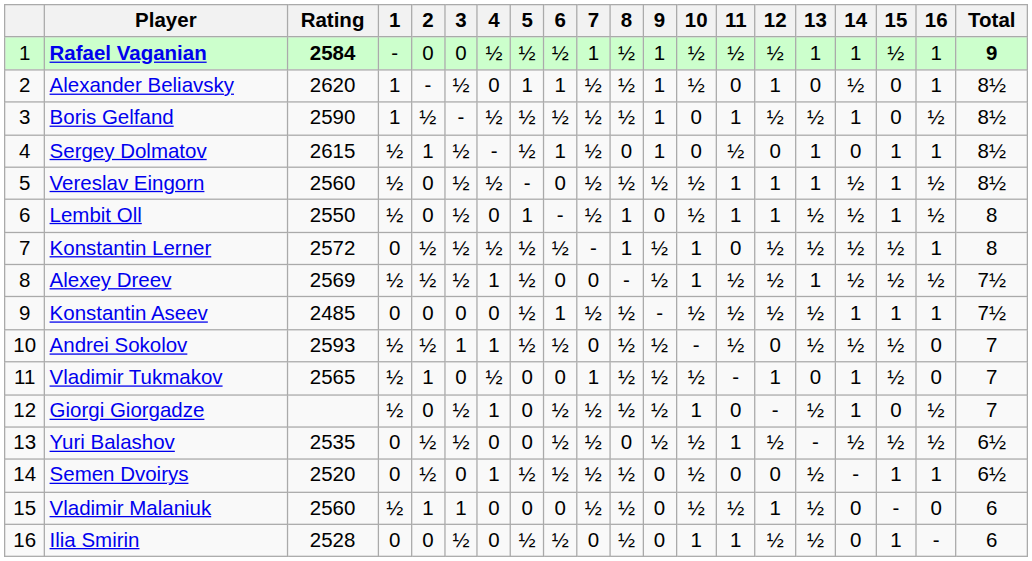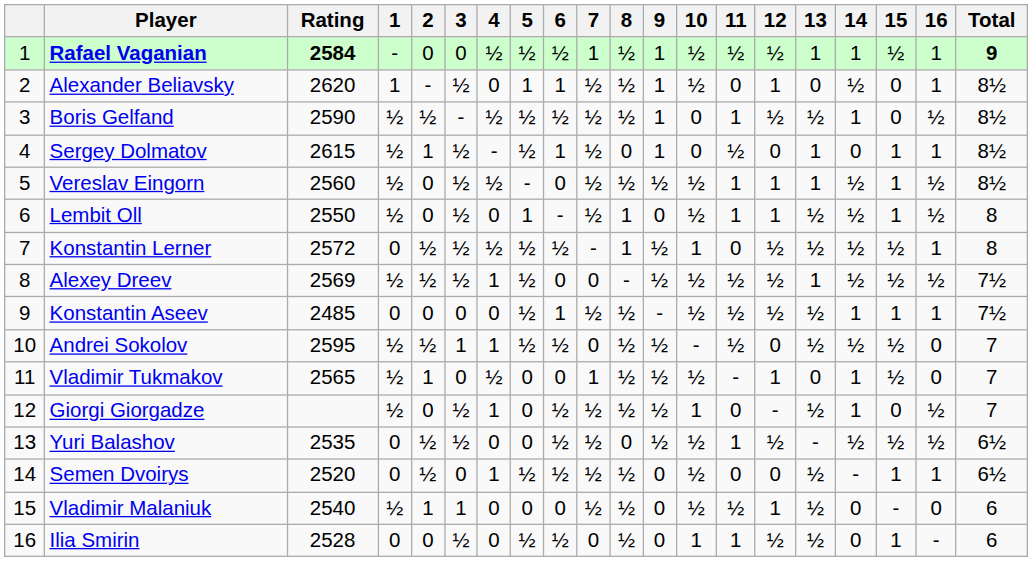(395, 118) 1 -> (395, 118) ½
(696, 280) 1 -> (696, 280) ½
(333, 345) 2593 -> (333, 345) 2595
(333, 507) 2560 -> (333, 507) 2540
